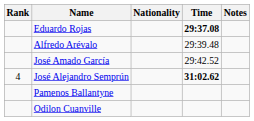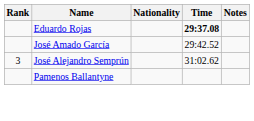- row: (66, 44)
(18, 76) 4 -> (18, 60) 3
(202, 76) bold -> (202, 60) normal
- row: (67, 108)
